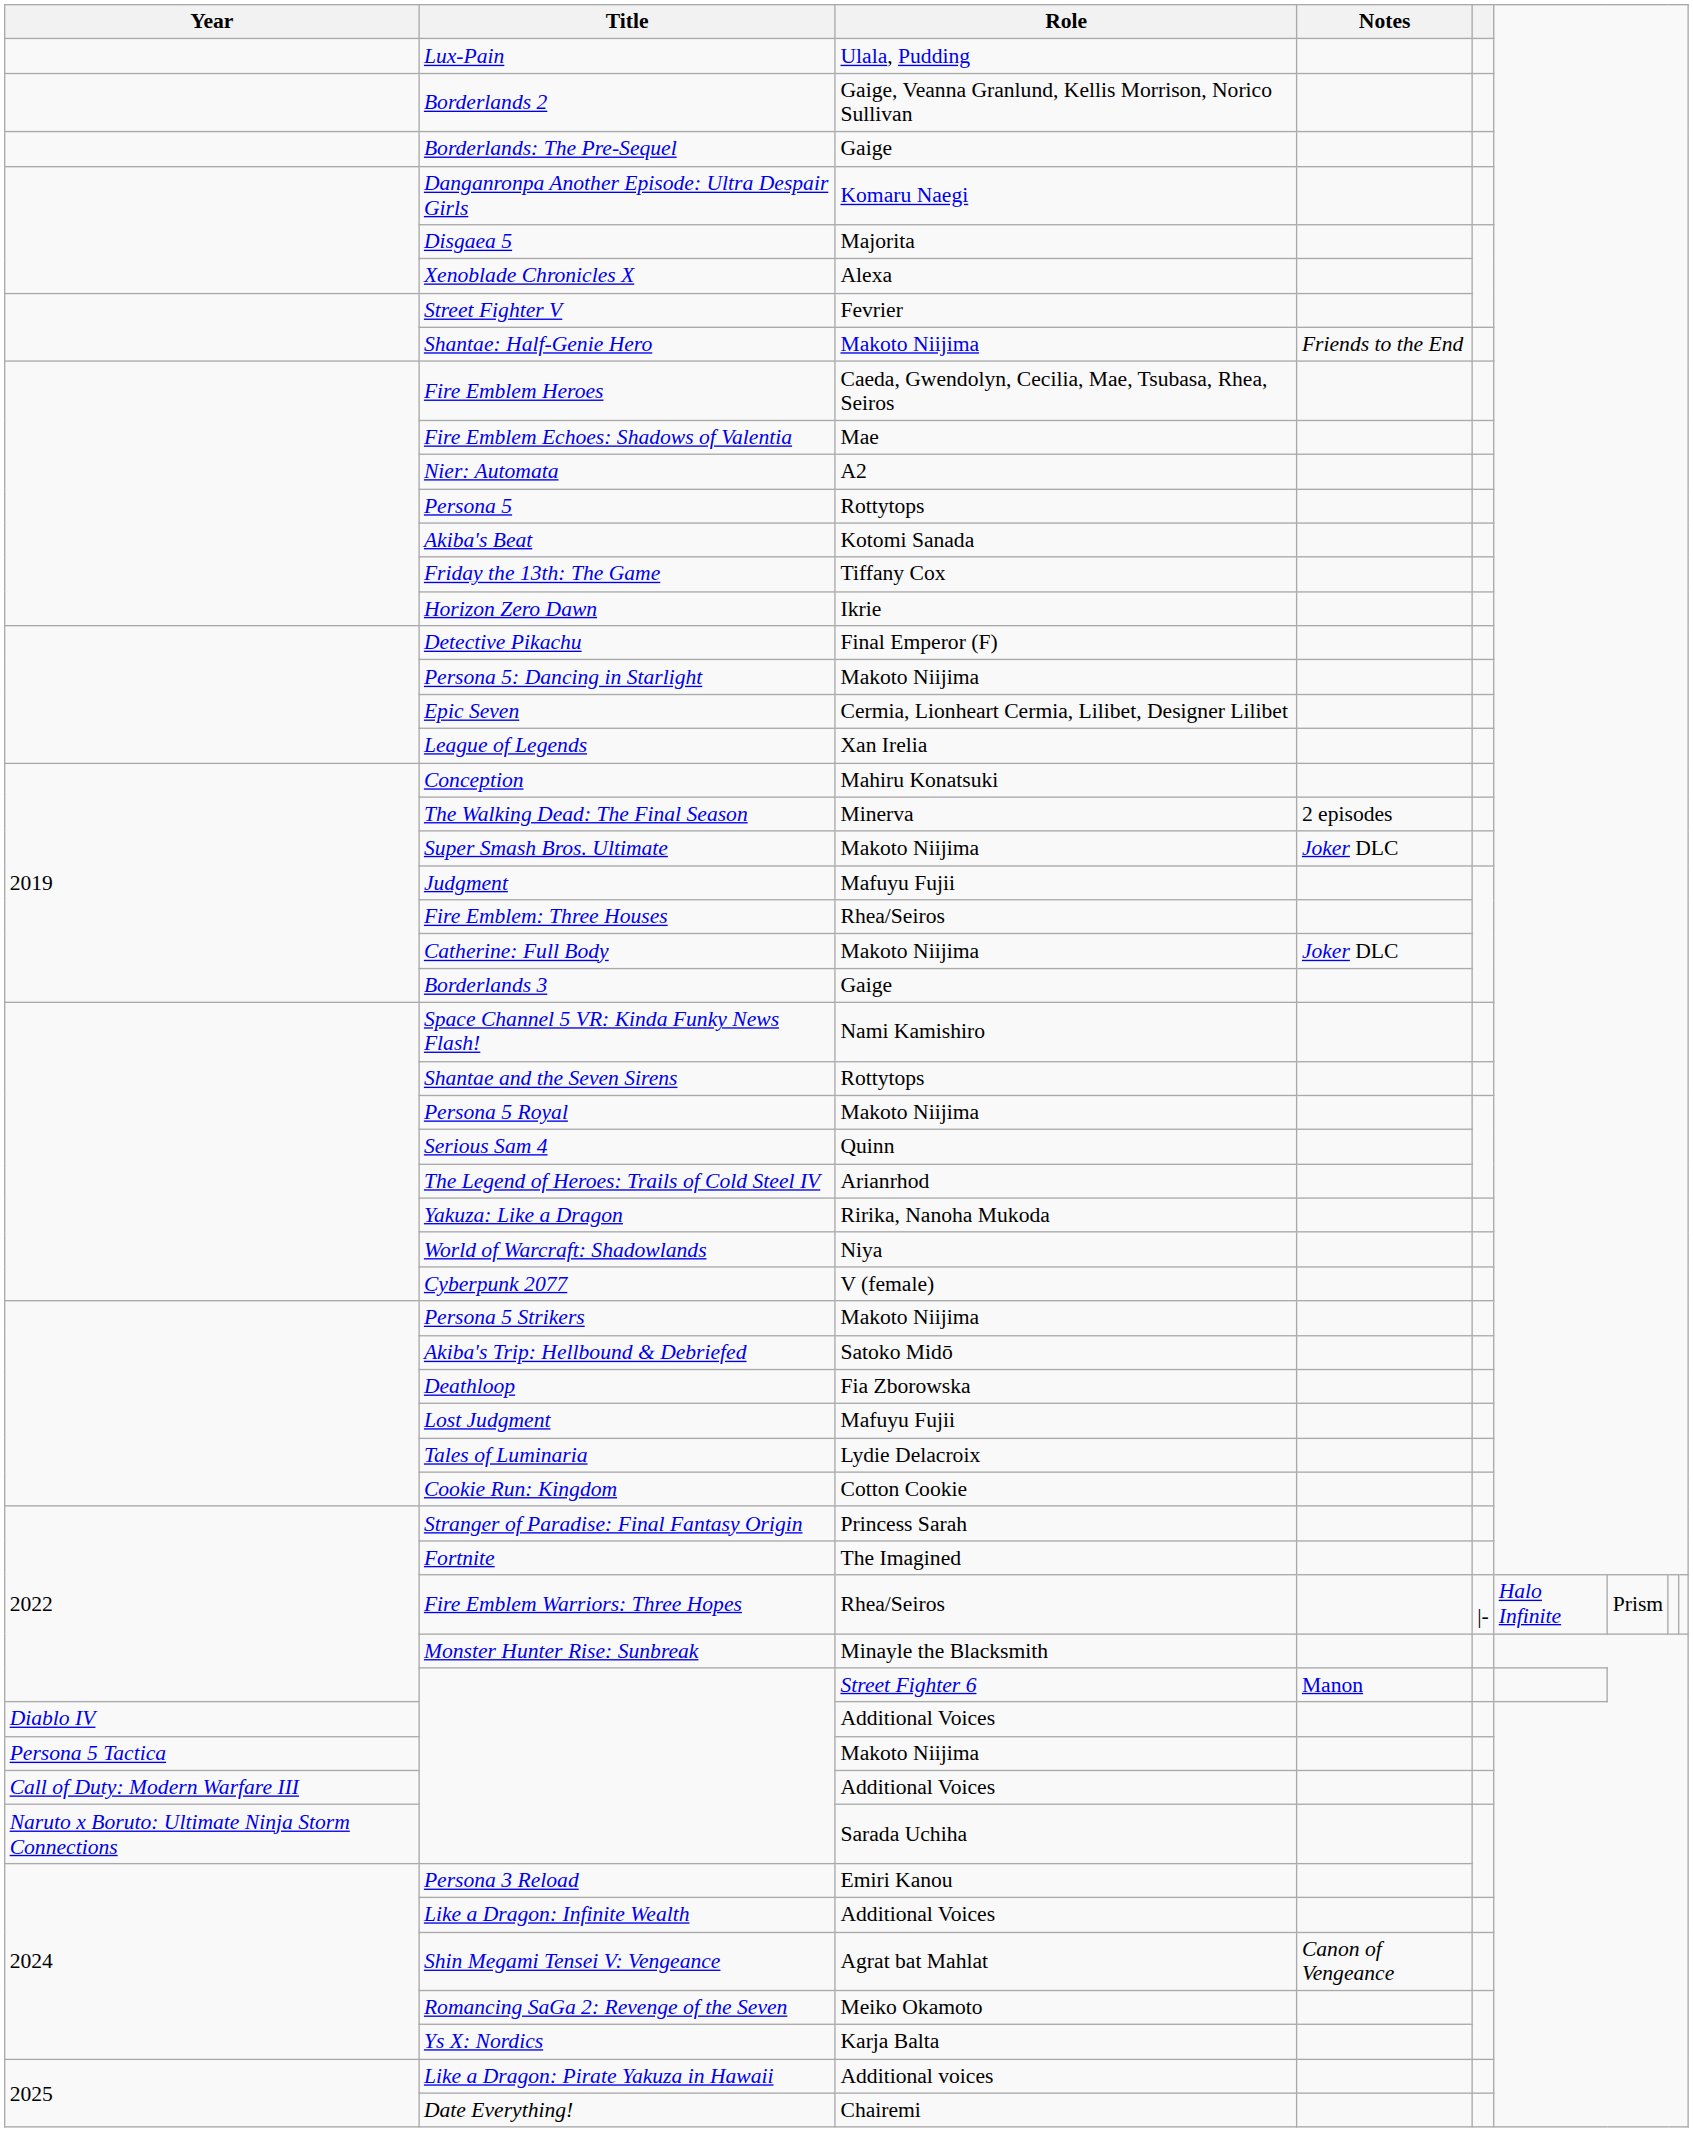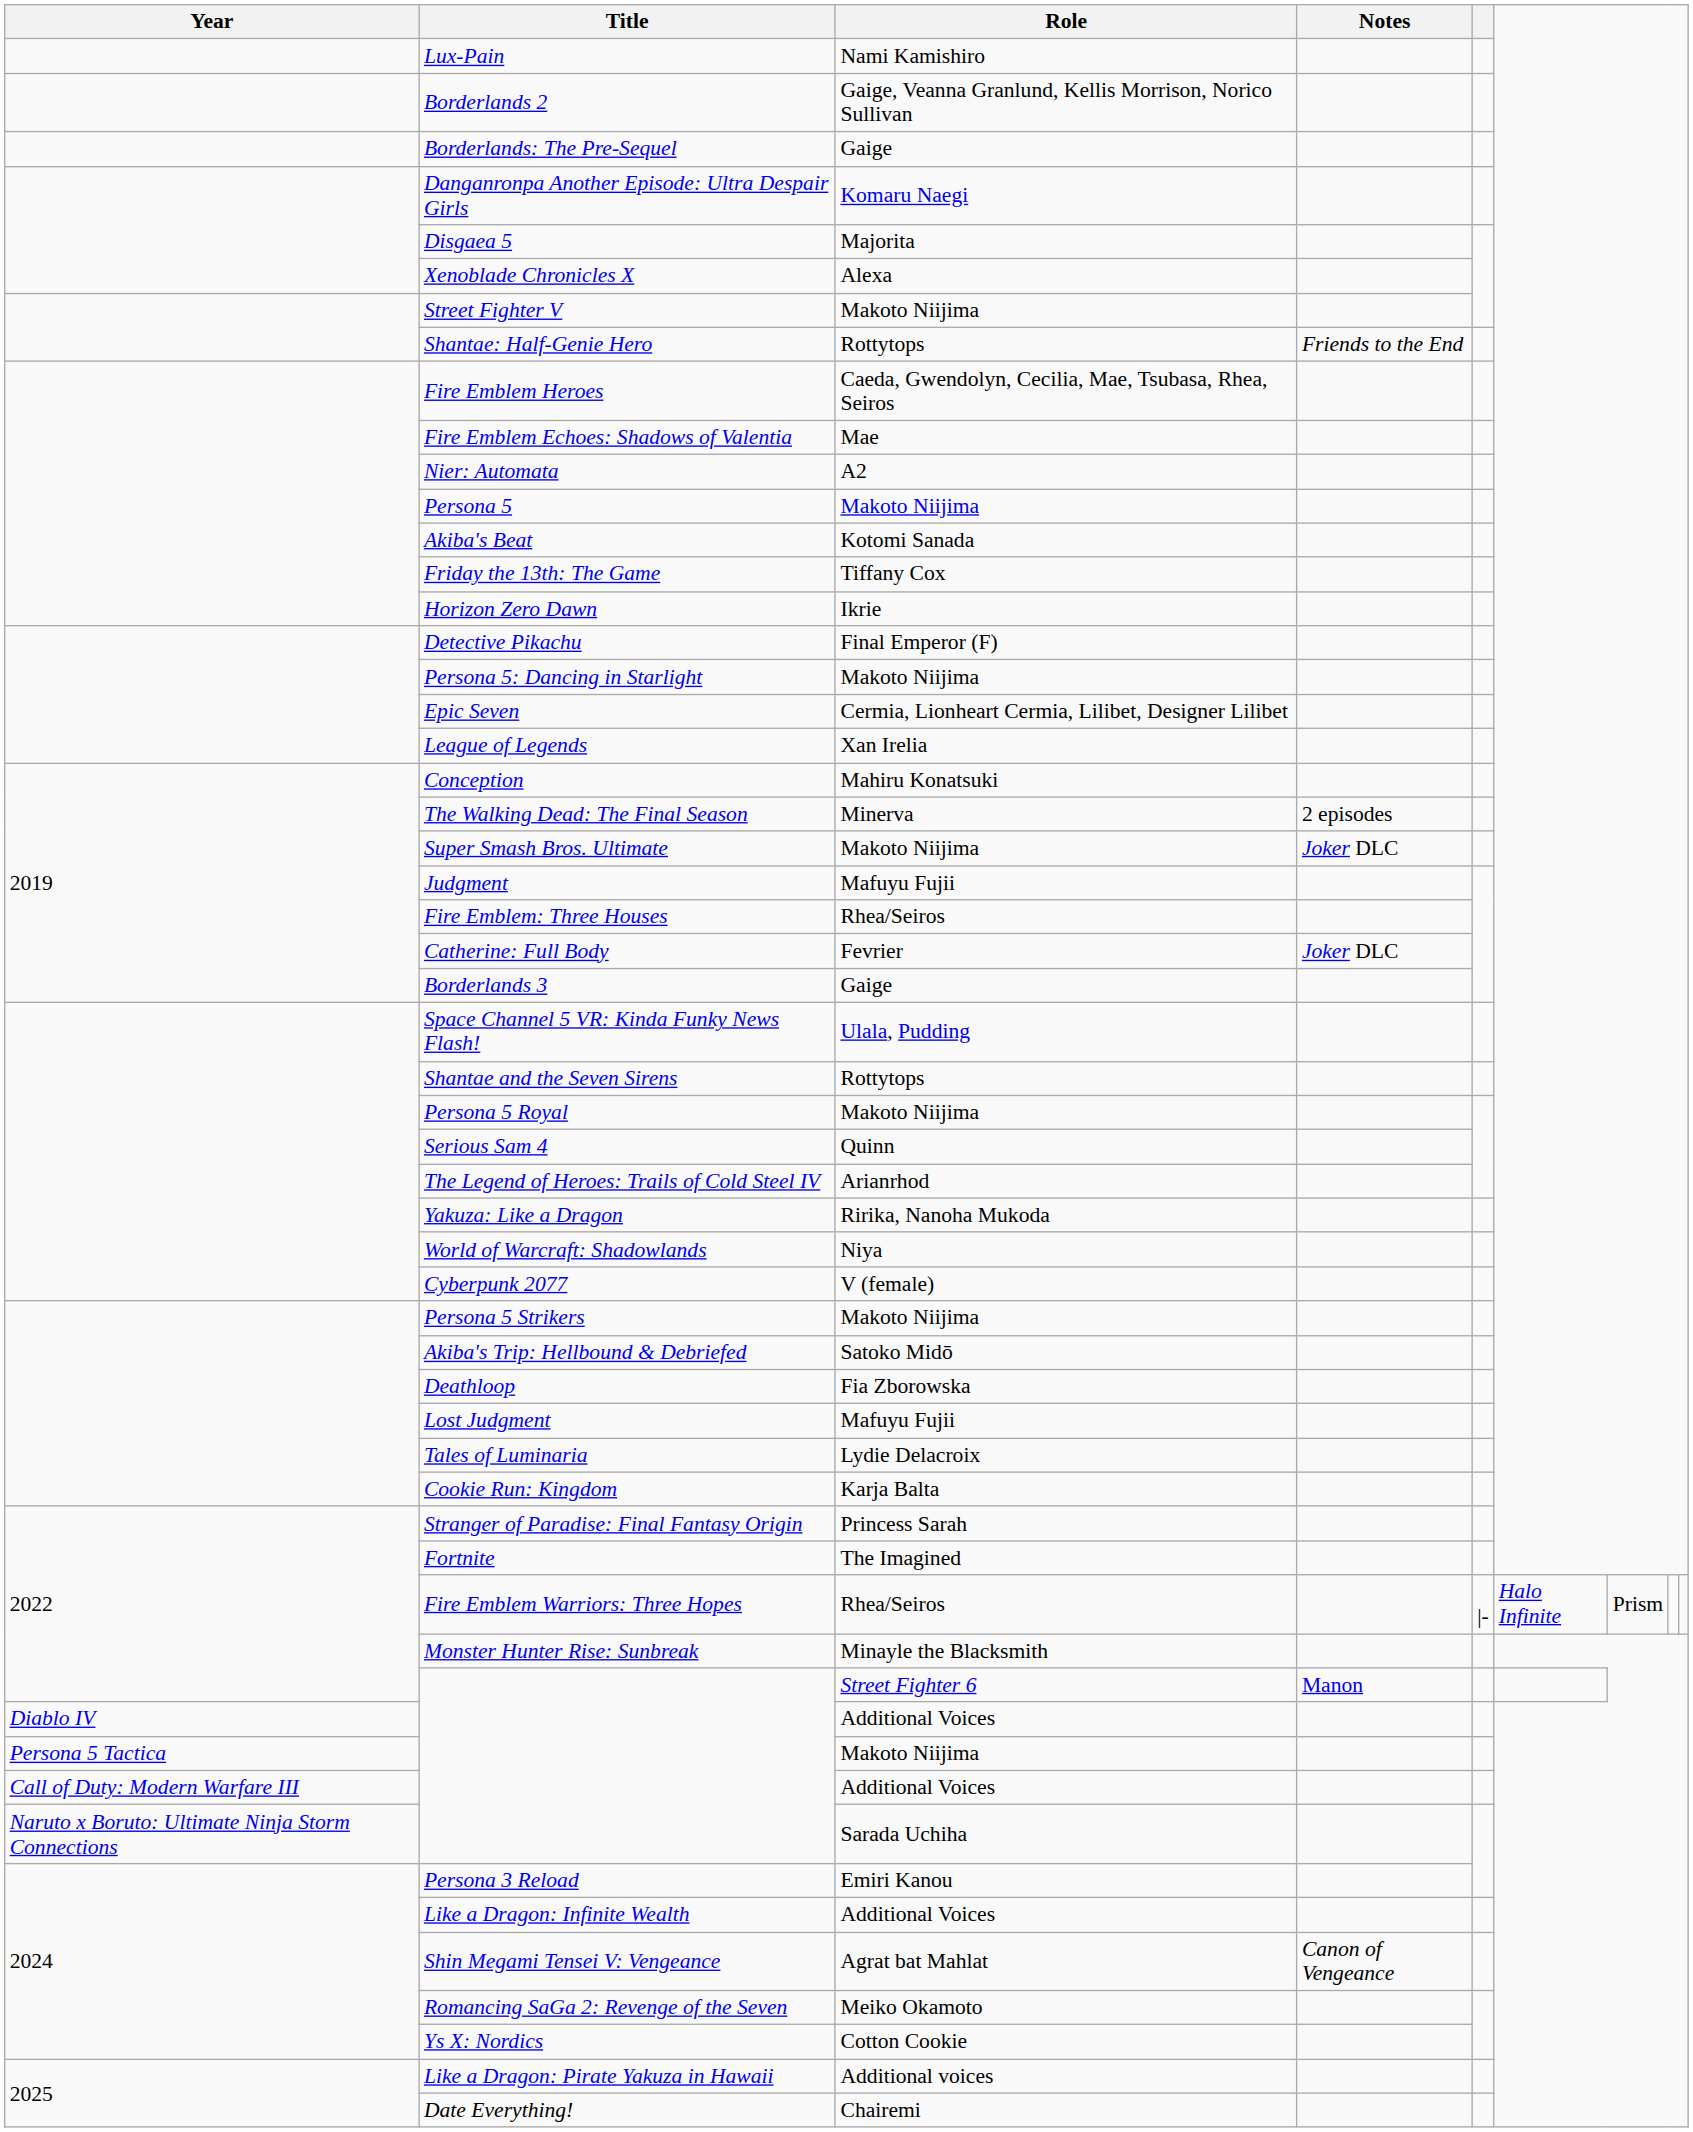(905, 55) Ulala, Pudding -> (913, 55) Nami Kamishiro
(872, 310) Fevrier -> (910, 310) Makoto Niijima
(910, 344) Makoto Niijima -> (882, 344) Rottytops
(882, 505) Rottytops -> (910, 505) Makoto Niijima
(910, 950) Makoto Niijima -> (872, 950) Fevrier
(913, 1031) Nami Kamishiro -> (905, 1031) Ulala, Pudding
(904, 1489) Cotton Cookie -> (890, 1489) Karja Balta
(890, 2041) Karja Balta -> (904, 2041) Cotton Cookie
